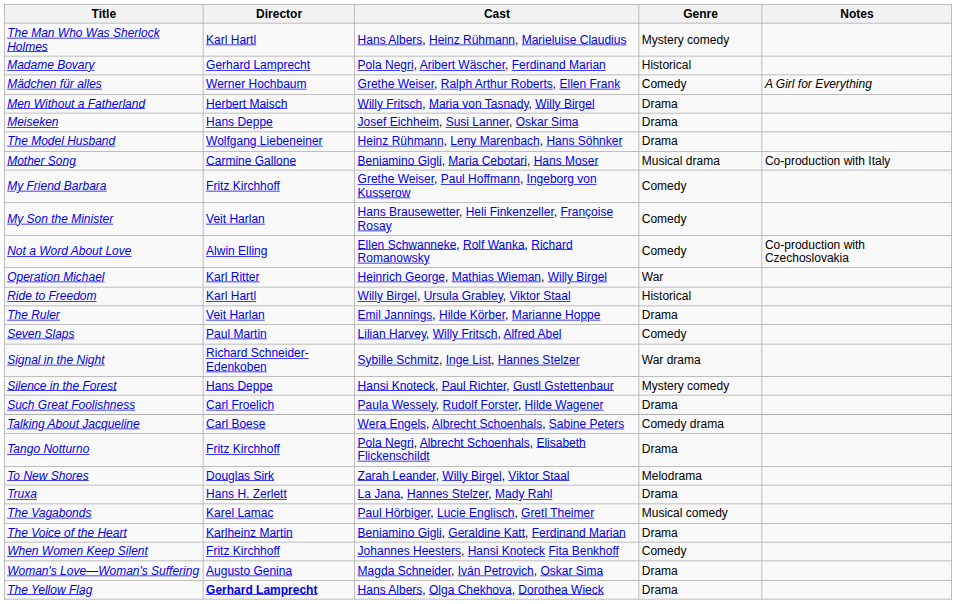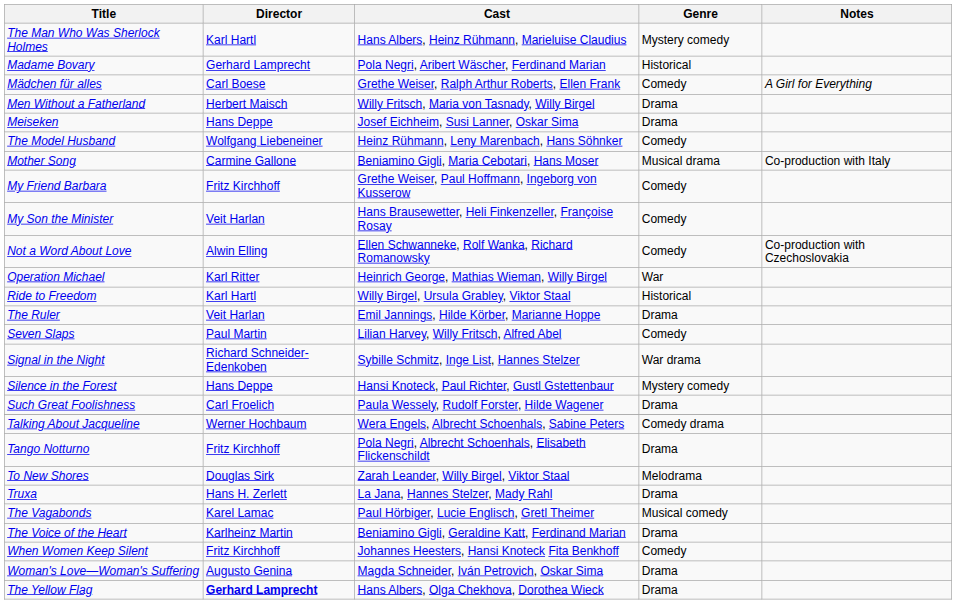(256, 84) Werner Hochbaum -> (236, 84) Carl Boese
(660, 141) Drama -> (664, 141) Comedy
(236, 424) Carl Boese -> (256, 424) Werner Hochbaum
